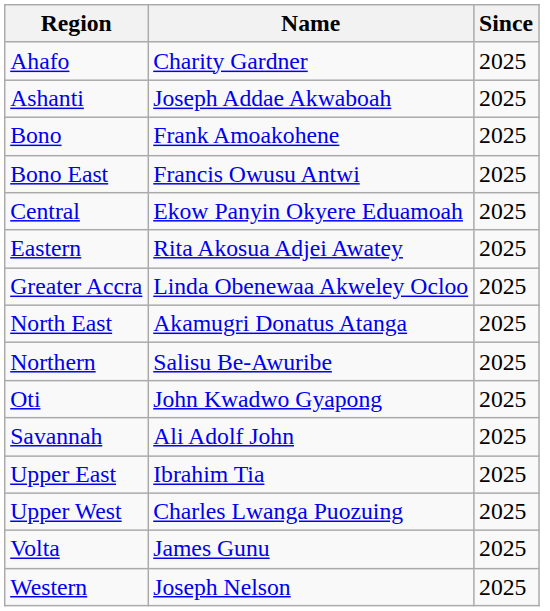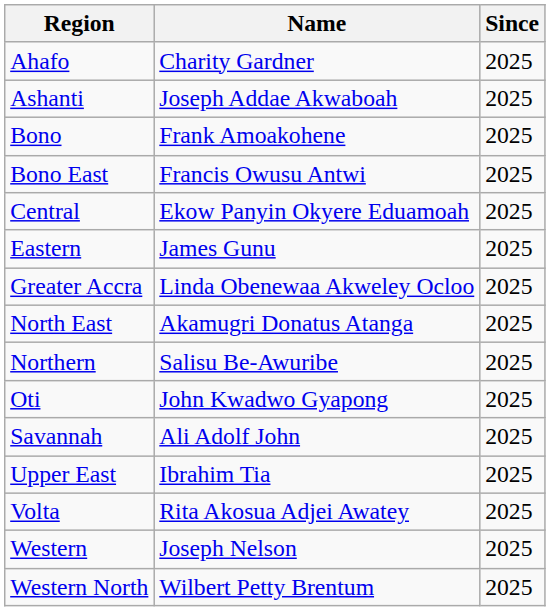(278, 248) Rita Akosua Adjei Awatey -> (217, 248) James Gunu
- row: (66, 511)
(211, 549) James Gunu -> (284, 511) Rita Akosua Adjei Awatey
+ row: (79, 586)
